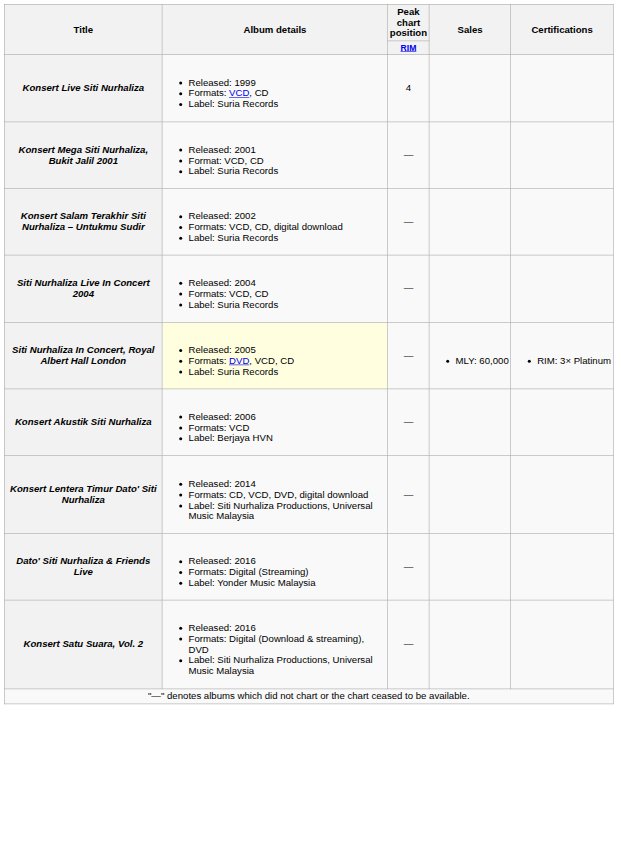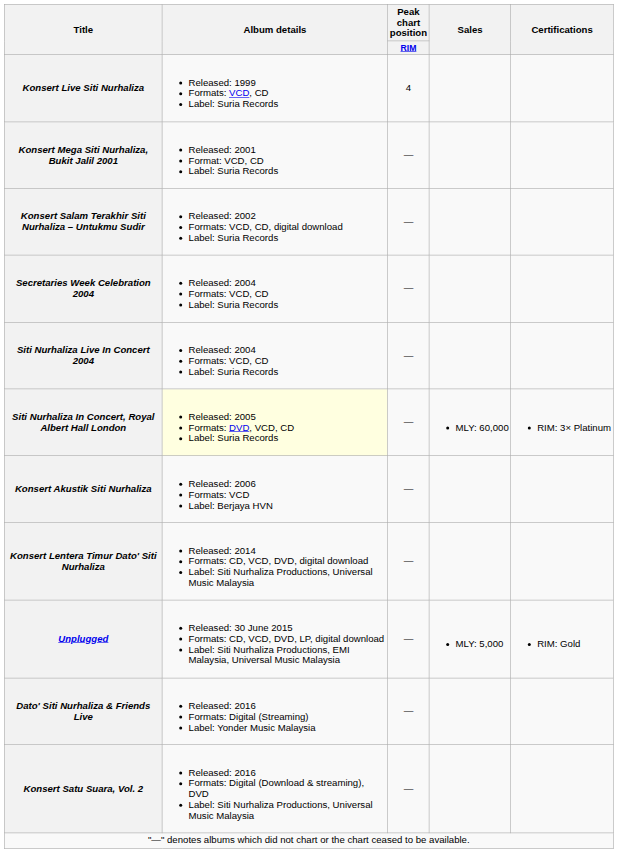+ row: (83, 288)
+ row: (83, 639)
